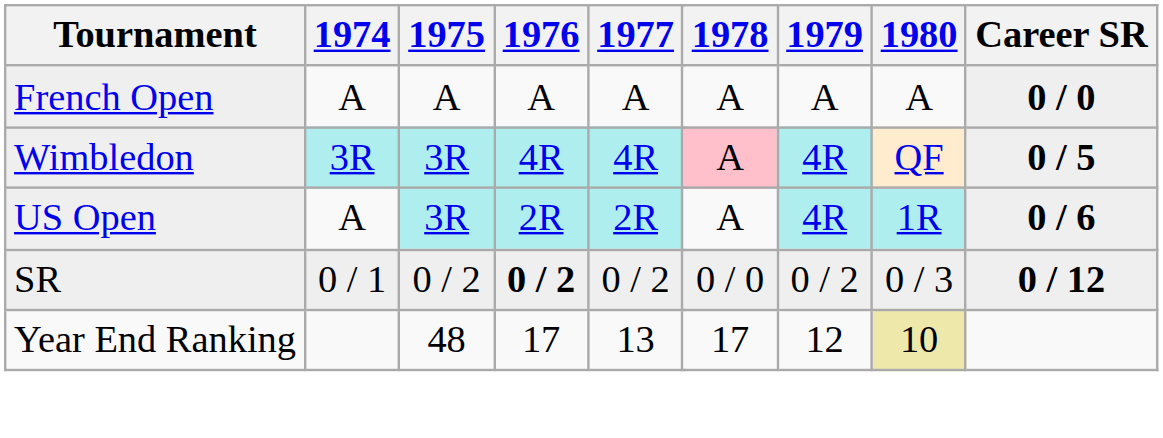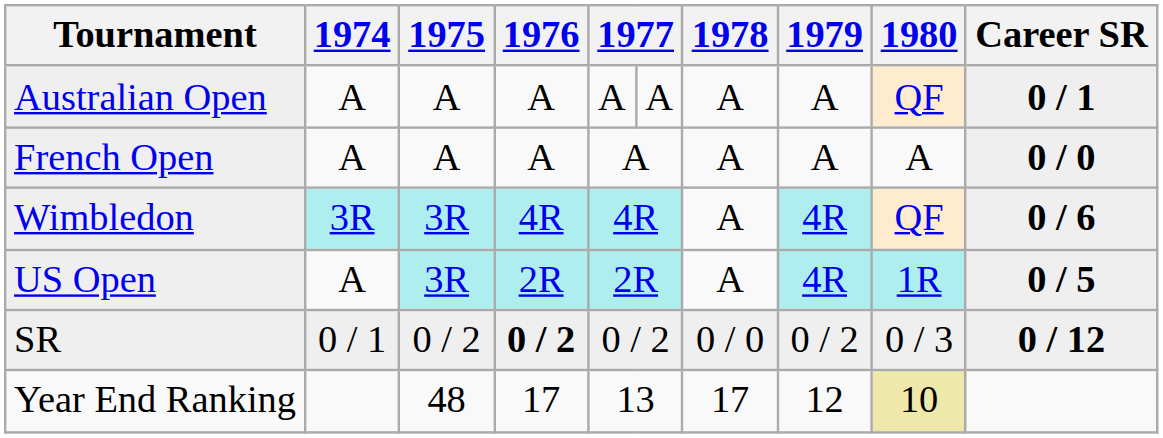+ row: (140, 95)
(730, 156) pink background -> (730, 217) no background
(1061, 156) 0 / 5 -> (1061, 217) 0 / 6
(1061, 217) 0 / 6 -> (1061, 278) 0 / 5
